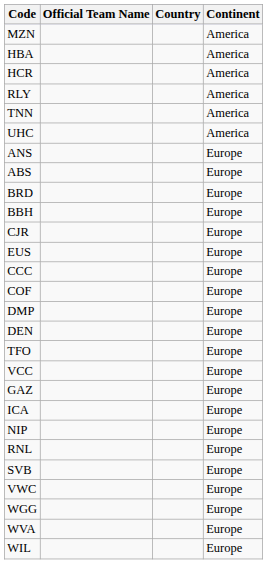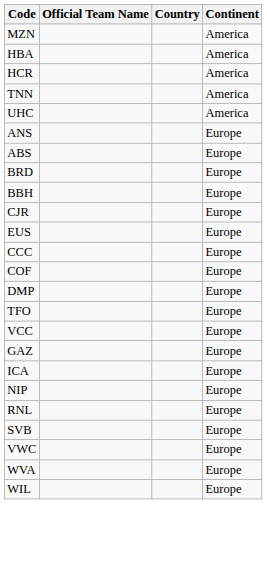- row: (19, 93)
- row: (20, 331)
- row: (22, 509)
